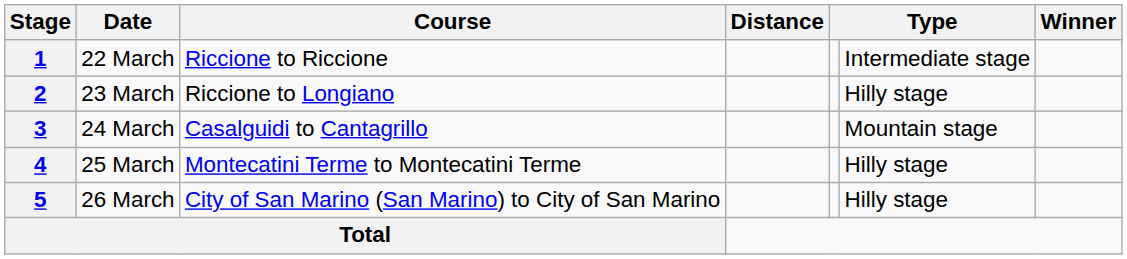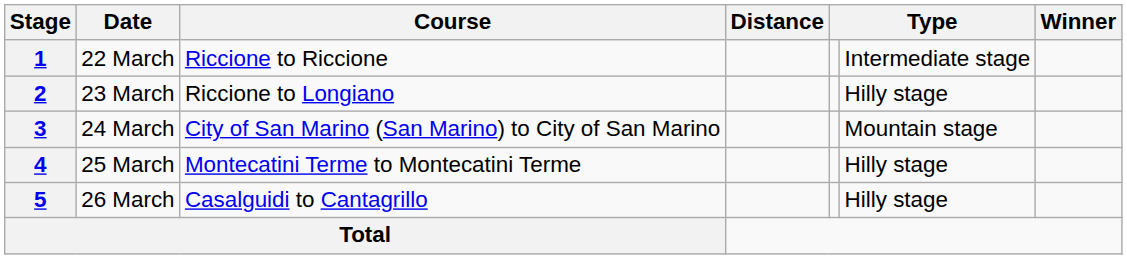(306, 128) Casalguidi to Cantagrillo -> (453, 128) City of San Marino (San Marino) to City of San Marino
(453, 199) City of San Marino (San Marino) to City of San Marino -> (306, 199) Casalguidi to Cantagrillo
